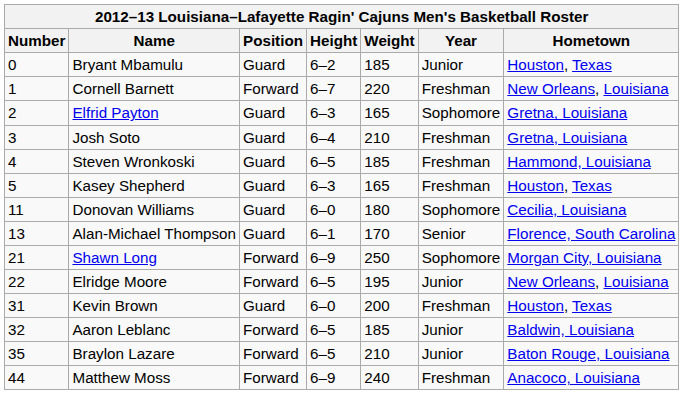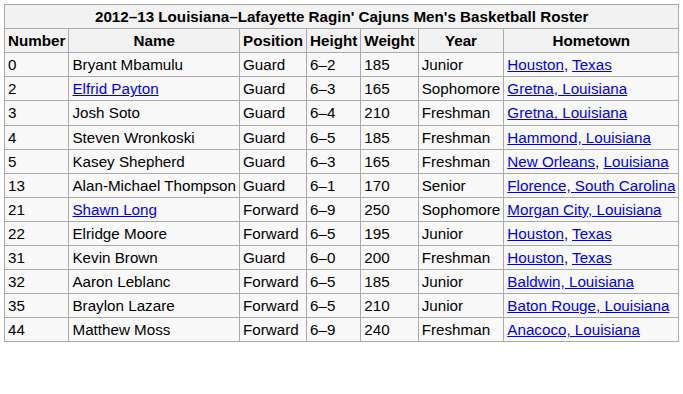- row: (123, 89)
(560, 185) Houston, Texas -> (588, 161) New Orleans, Louisiana
- row: (133, 209)
(588, 281) New Orleans, Louisiana -> (560, 233) Houston, Texas
